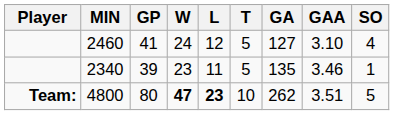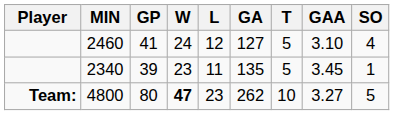columns swapped: (246, 17) <-> (282, 17)
(327, 69) 3.46 -> (327, 69) 3.45
(214, 95) bold -> (214, 95) normal
(327, 95) 3.51 -> (327, 95) 3.27
